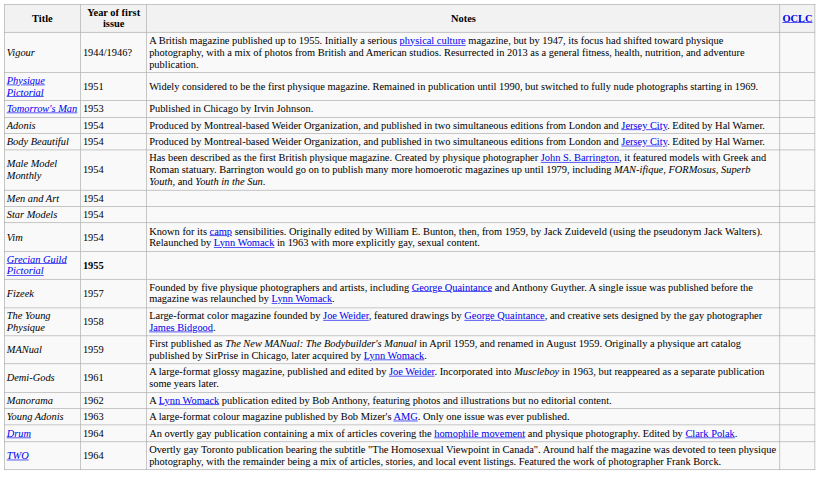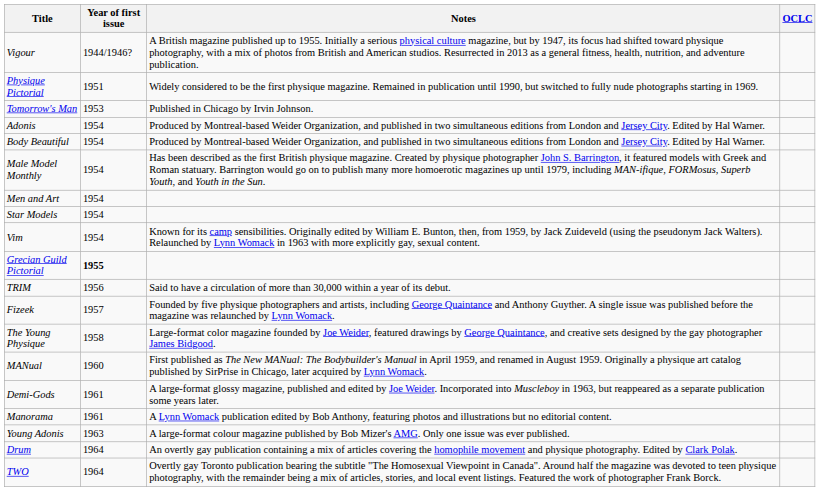+ row: (19, 287)
(93, 350) 1959 -> (93, 366) 1960
(93, 400) 1962 -> (93, 417) 1961
